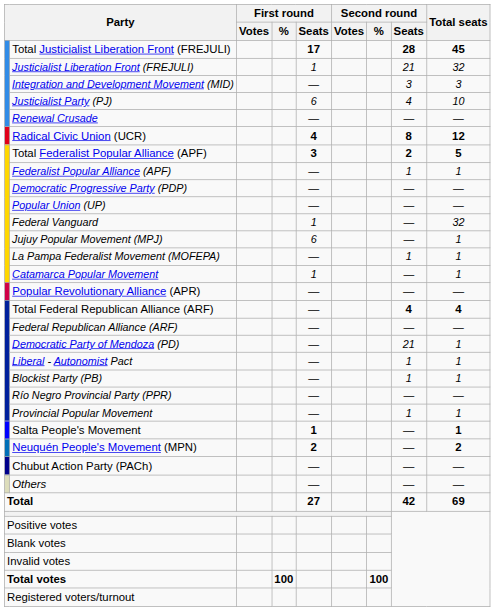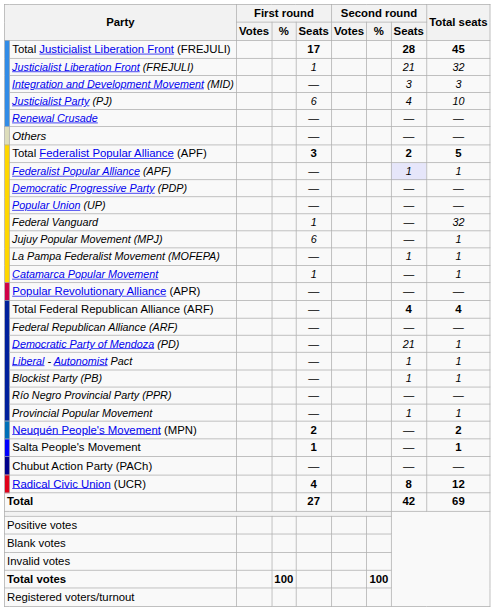rows swapped: (79, 135) <-> (29, 484)
(409, 171) no background -> (409, 171) lavender background
rows swapped: (76, 430) <-> (105, 448)
